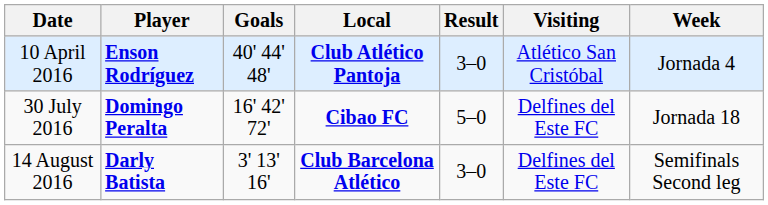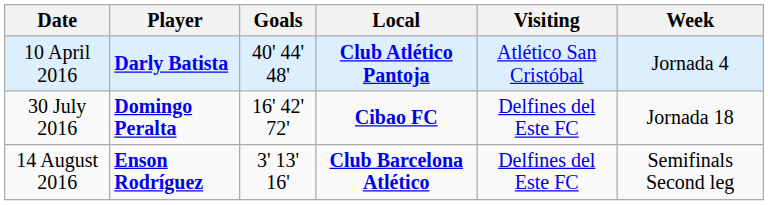- column: (471, 20)
(150, 63) Enson Rodríguez -> (171, 63) Darly Batista
(135, 171) Darly Batista -> (159, 171) Enson Rodríguez
